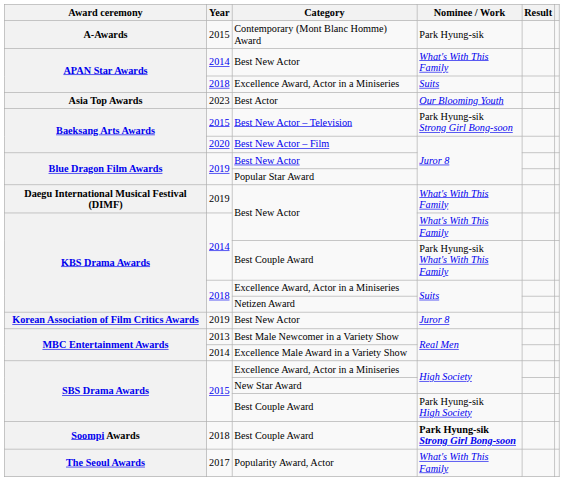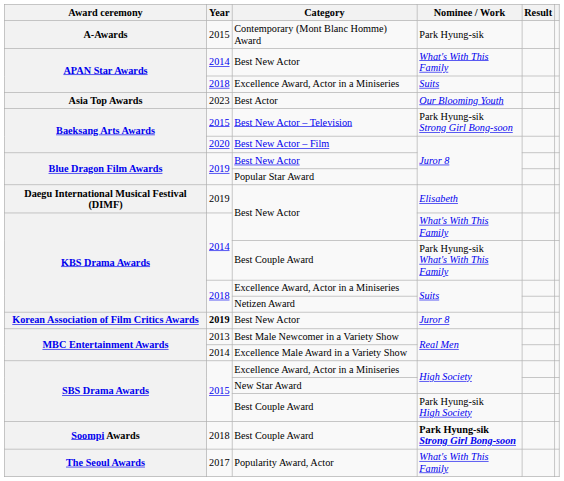(454, 199) What's With This Family -> (439, 199) Elisabeth
(219, 320) normal -> (219, 320) bold
